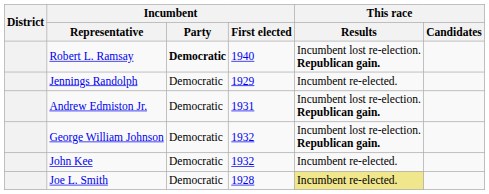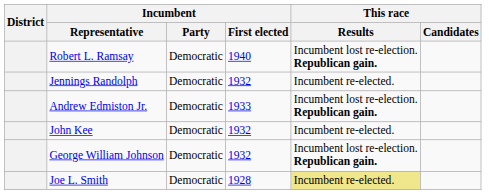(198, 56) bold -> (196, 56) normal
(243, 81) 1929 -> (240, 81) 1932
(243, 106) 1931 -> (240, 106) 1933
rows swapped: (107, 137) <-> (71, 162)
